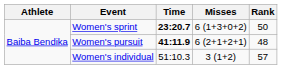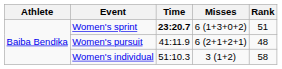(263, 27) 50 -> (263, 27) 51
(174, 42) bold -> (174, 42) normal
(263, 57) 57 -> (263, 57) 58
